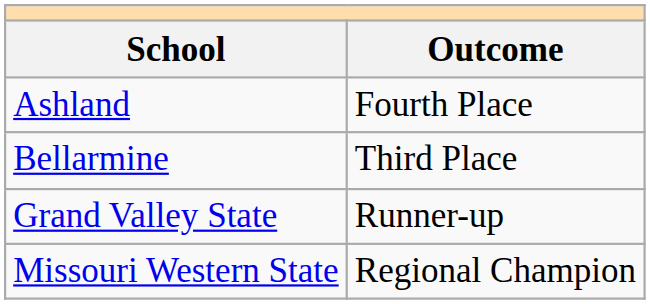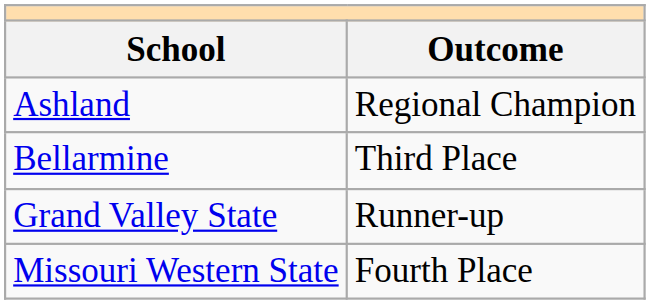(444, 104) Fourth Place -> (495, 104) Regional Champion
(495, 270) Regional Champion -> (444, 270) Fourth Place
